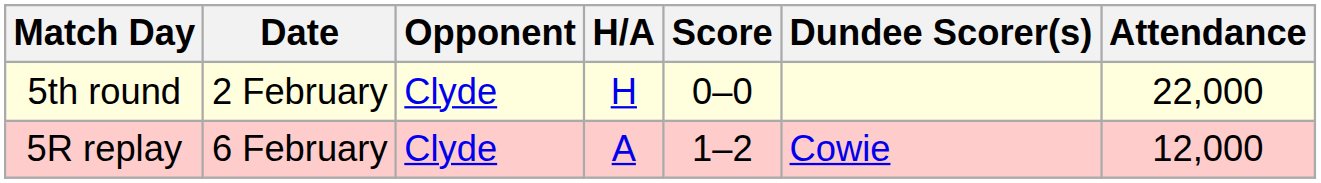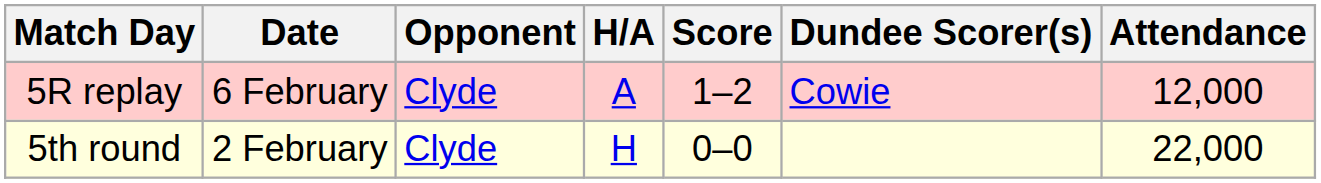rows swapped: (104, 90) <-> (104, 148)
